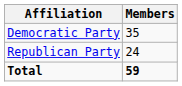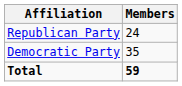rows swapped: (64, 33) <-> (64, 52)
